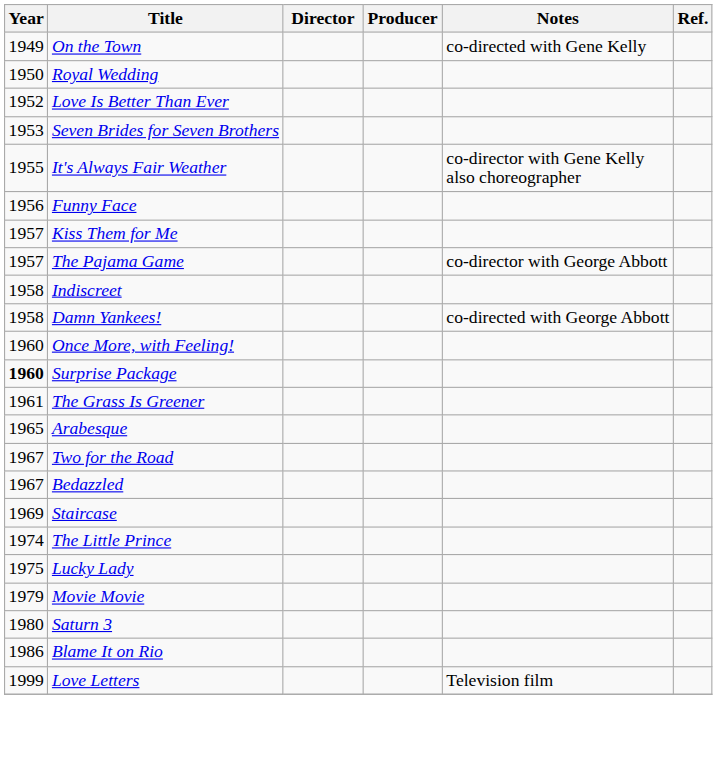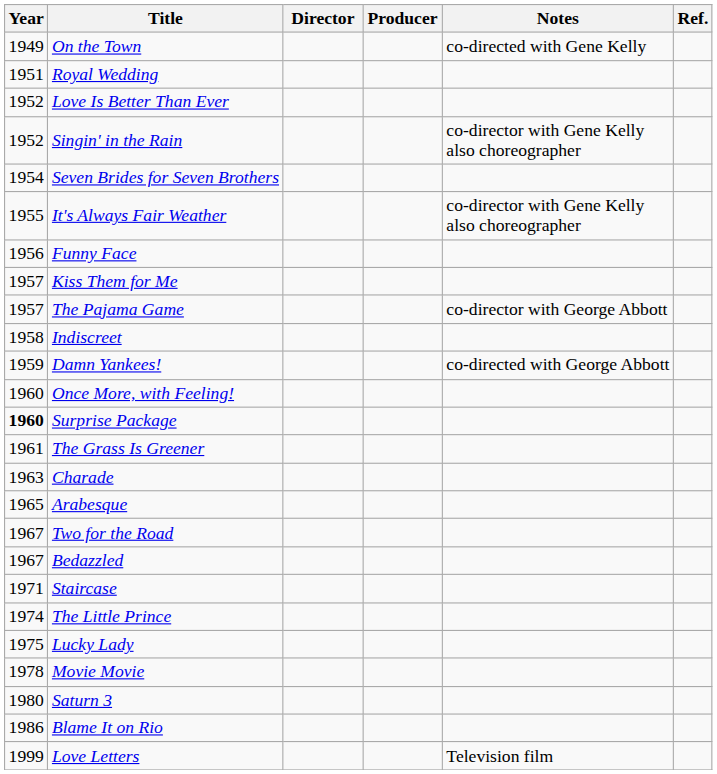(26, 74) 1950 -> (26, 74) 1951
+ row: (117, 140)
(26, 130) 1953 -> (26, 177) 1954
(26, 317) 1958 -> (26, 365) 1959
+ row: (83, 476)
(26, 512) 1969 -> (26, 588) 1971
(26, 596) 1979 -> (26, 672) 1978
